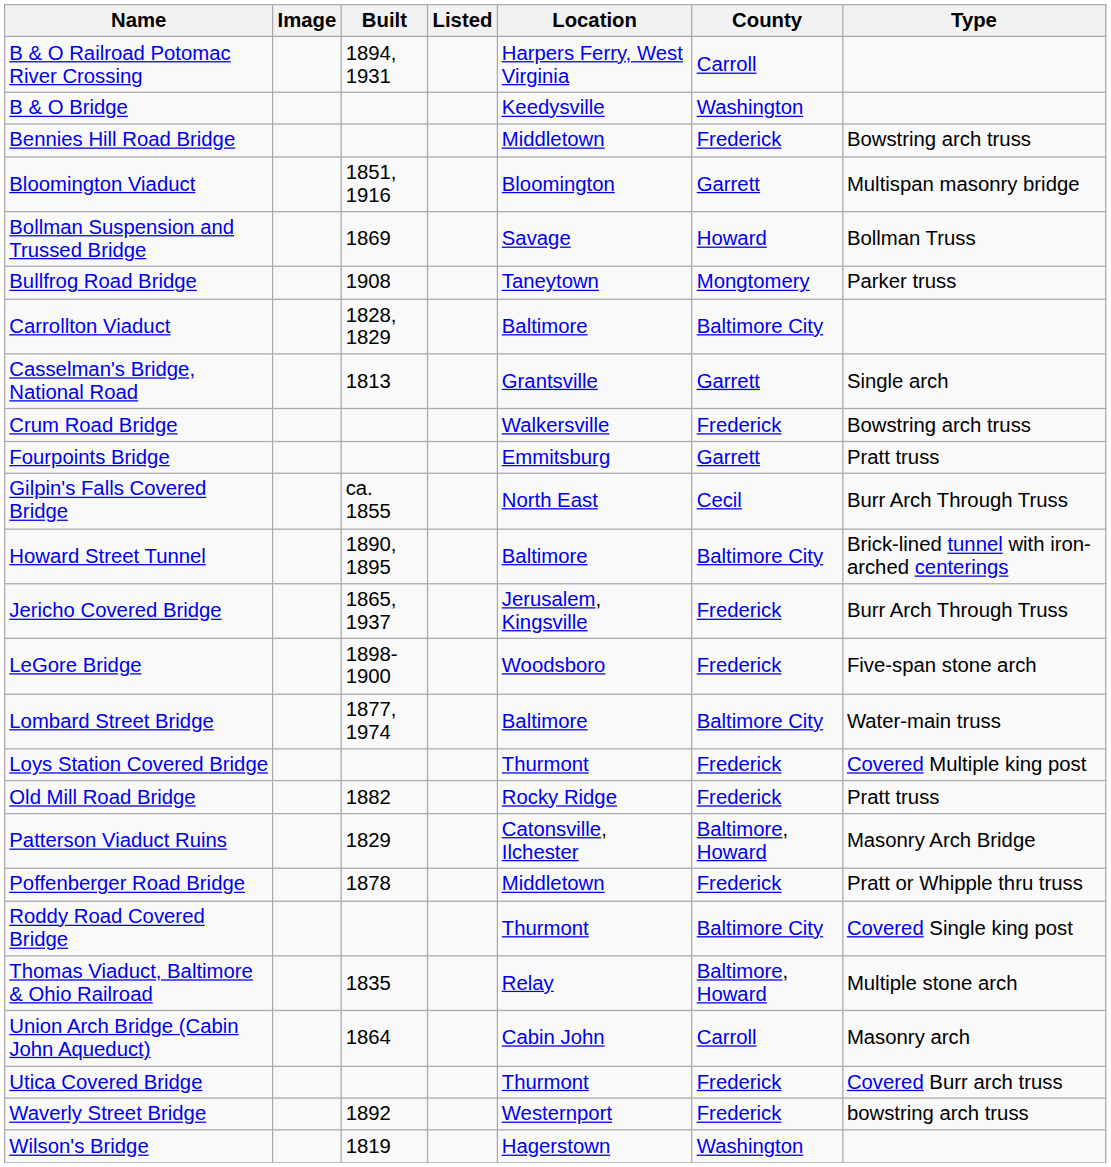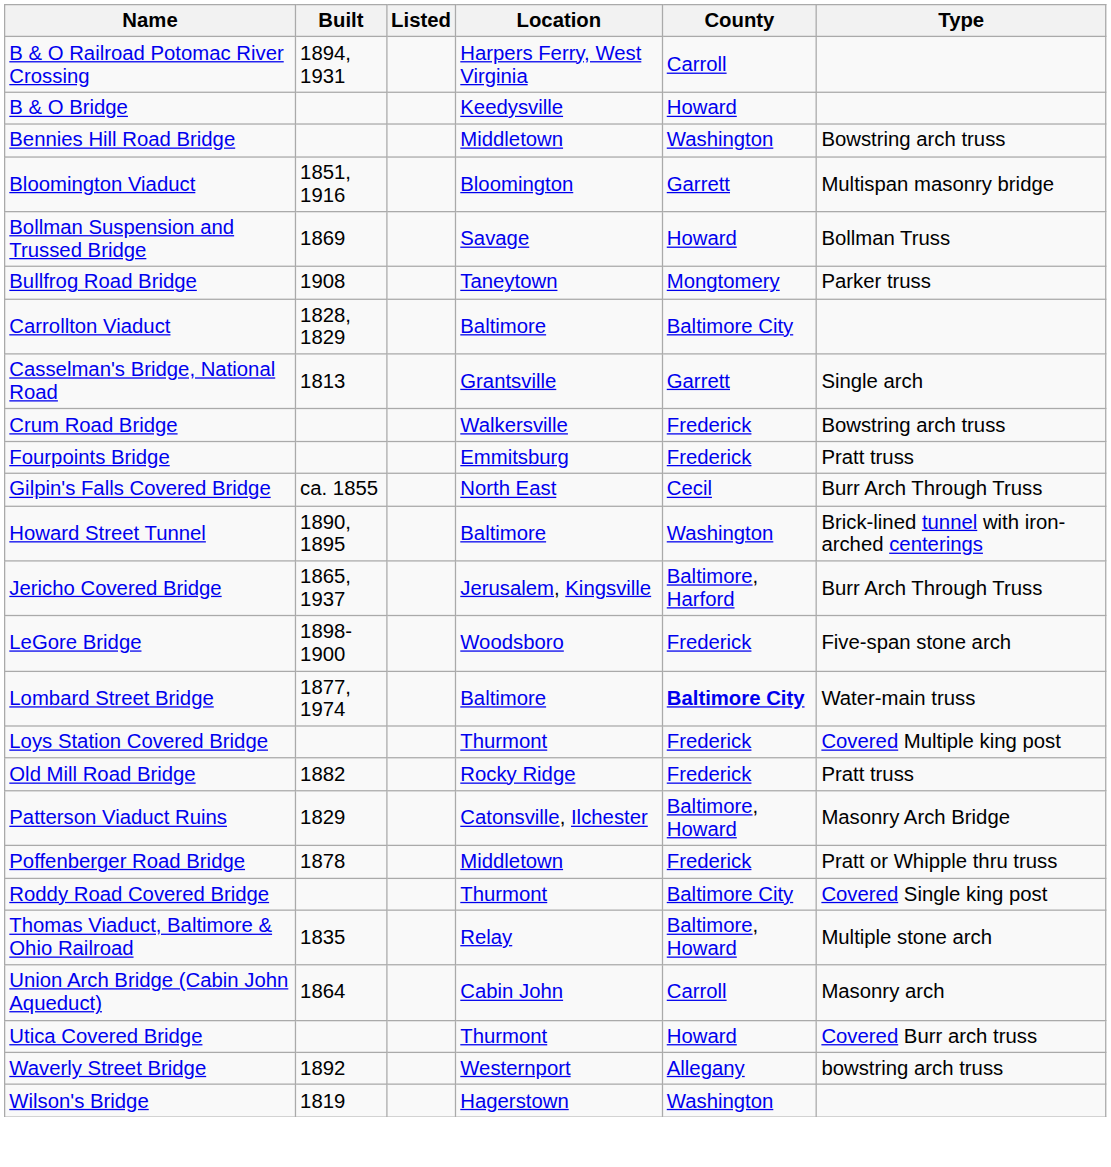- column: (307, 20)
(750, 107) Washington -> (702, 107) Howard
(739, 140) Frederick -> (720, 140) Washington
(728, 457) Garrett -> (709, 457) Frederick
(760, 555) Baltimore City -> (720, 533) Washington
(739, 611) Frederick -> (713, 588) Baltimore, Harford
(760, 721) normal -> (736, 698) bold
(739, 1081) Frederick -> (702, 1036) Howard
(739, 1114) Frederick -> (706, 1068) Allegany
